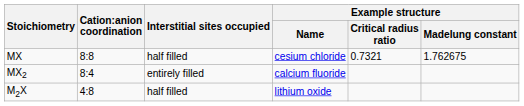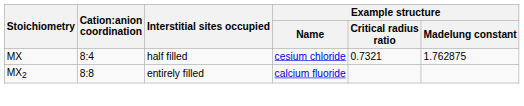(87, 56) 8:8 -> (87, 56) 8:4
(445, 56) 1.762675 -> (445, 56) 1.762875
(87, 73) 8:4 -> (87, 73) 8:8
- row: (17, 92)
